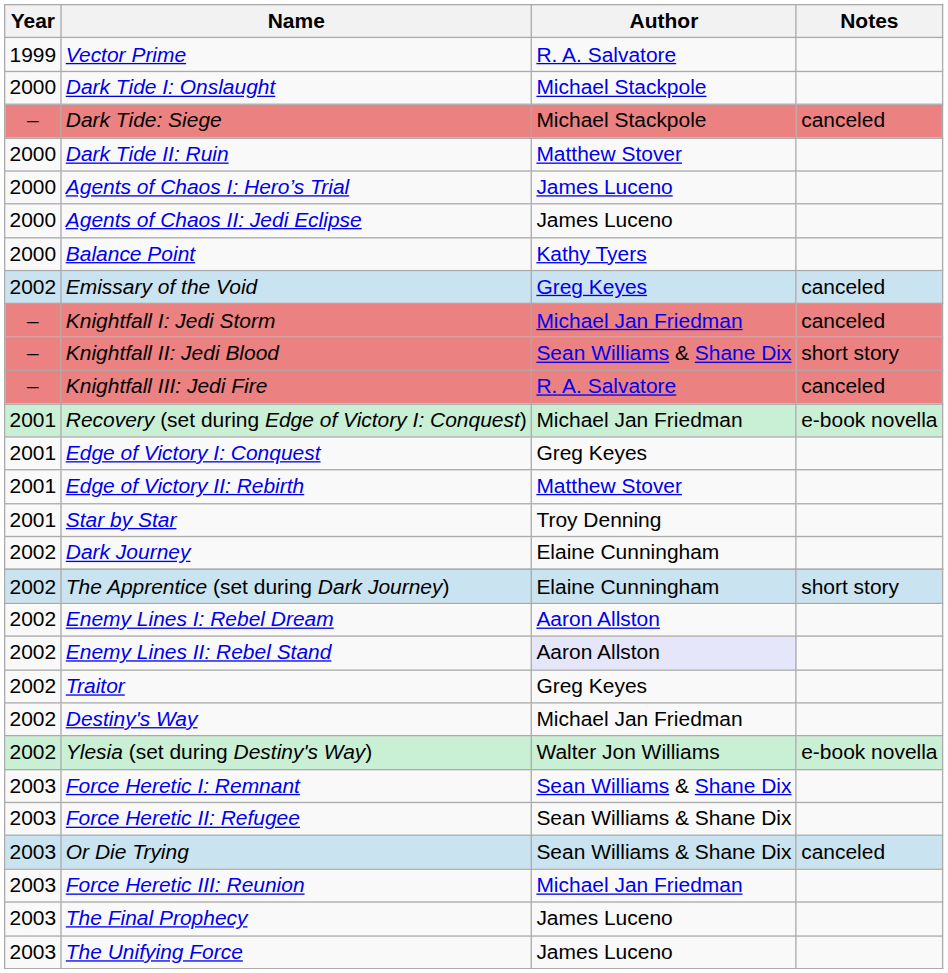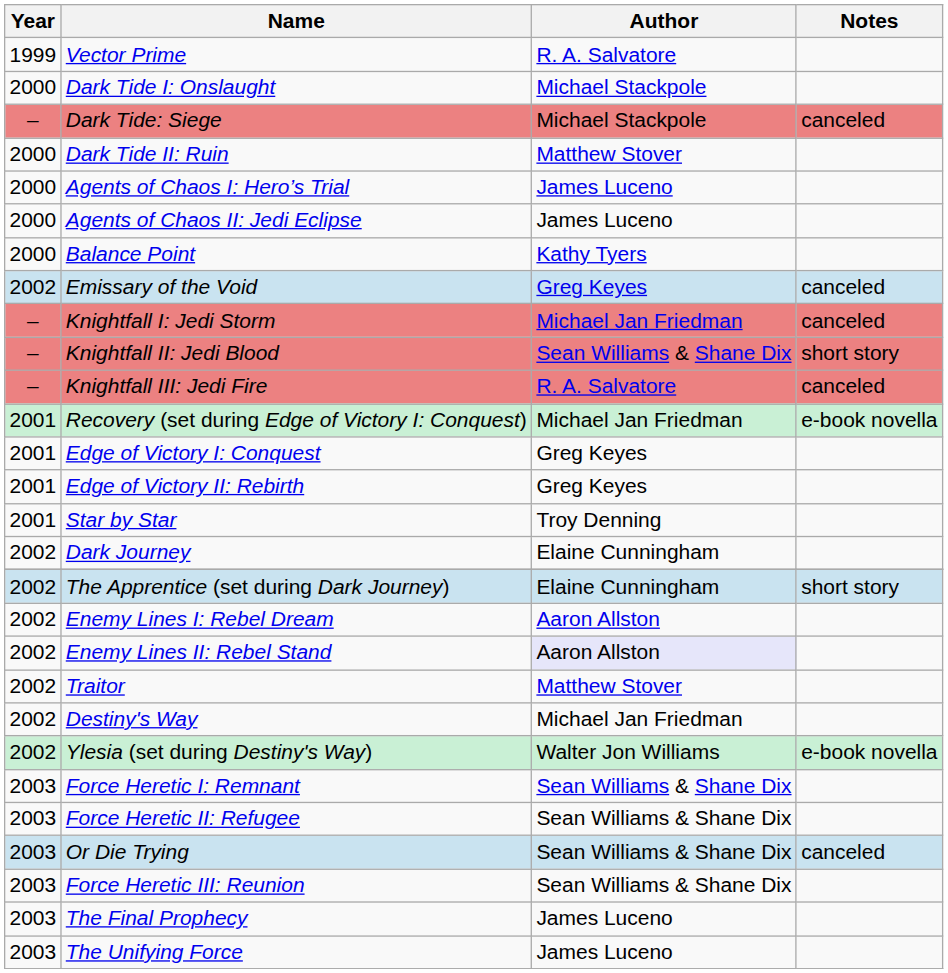(609, 486) Matthew Stover -> (592, 486) Greg Keyes
(592, 685) Greg Keyes -> (609, 685) Matthew Stover
(639, 885) Michael Jan Friedman -> (664, 885) Sean Williams & Shane Dix
